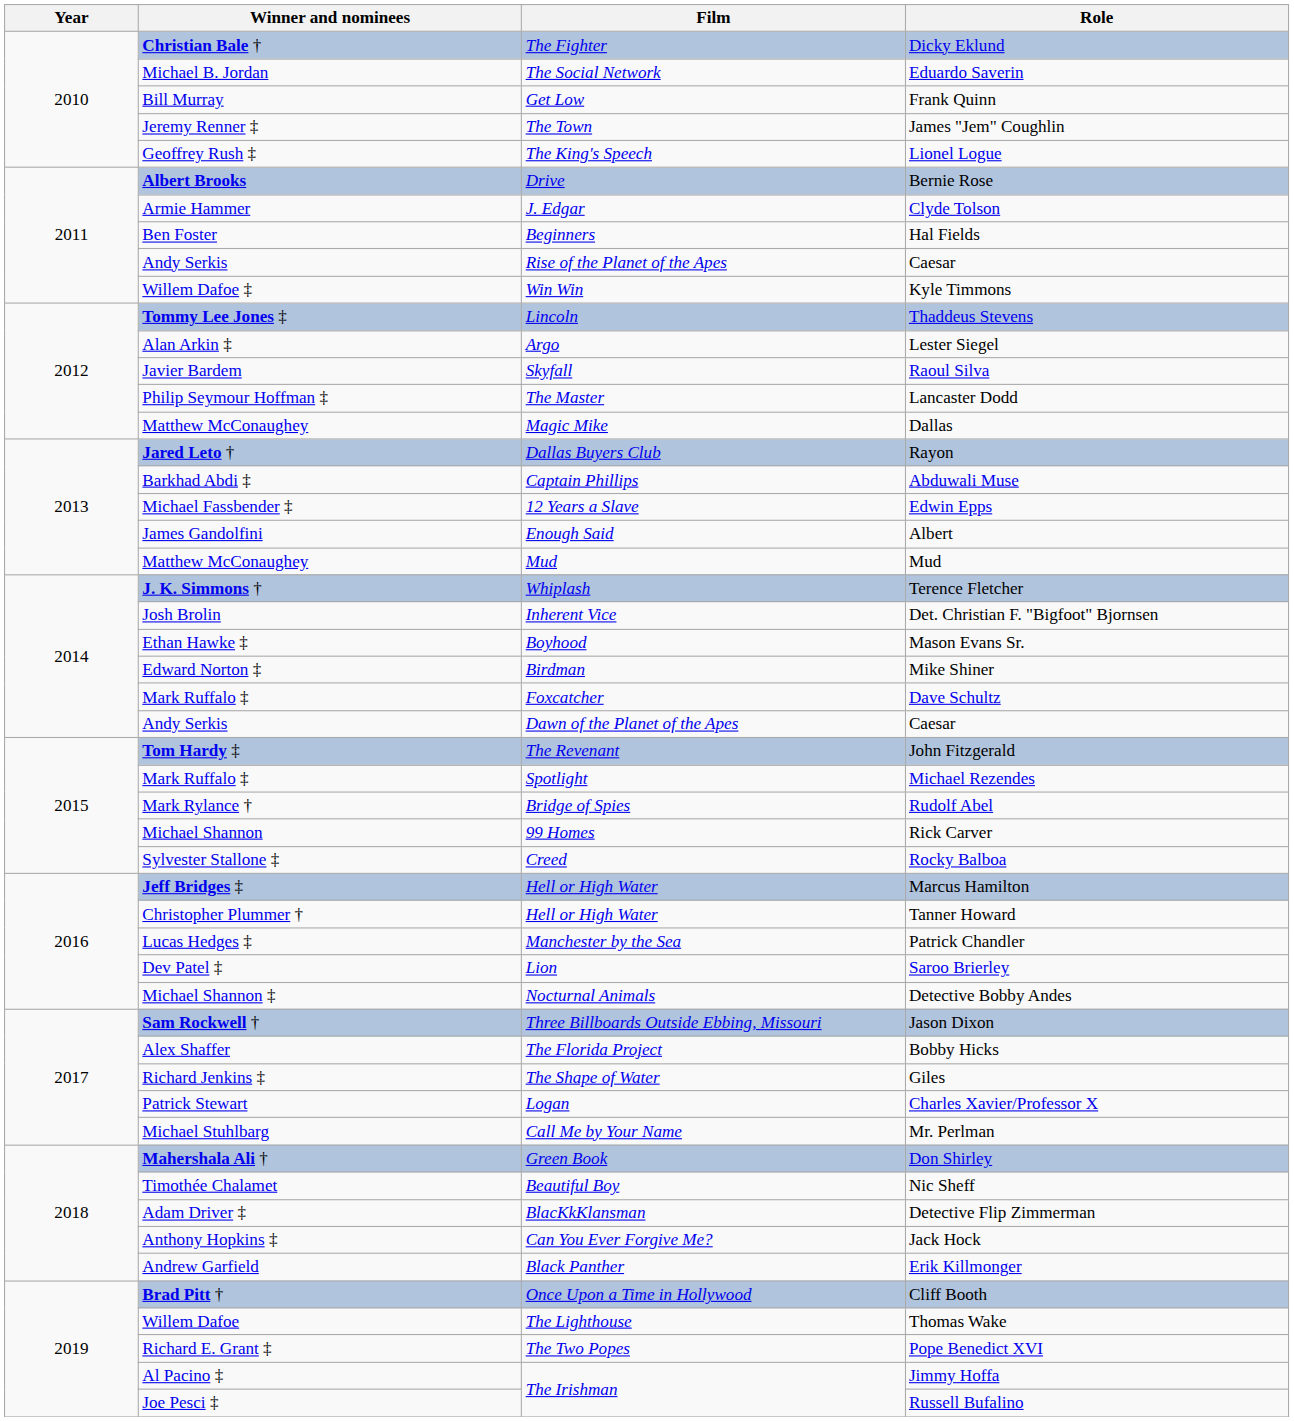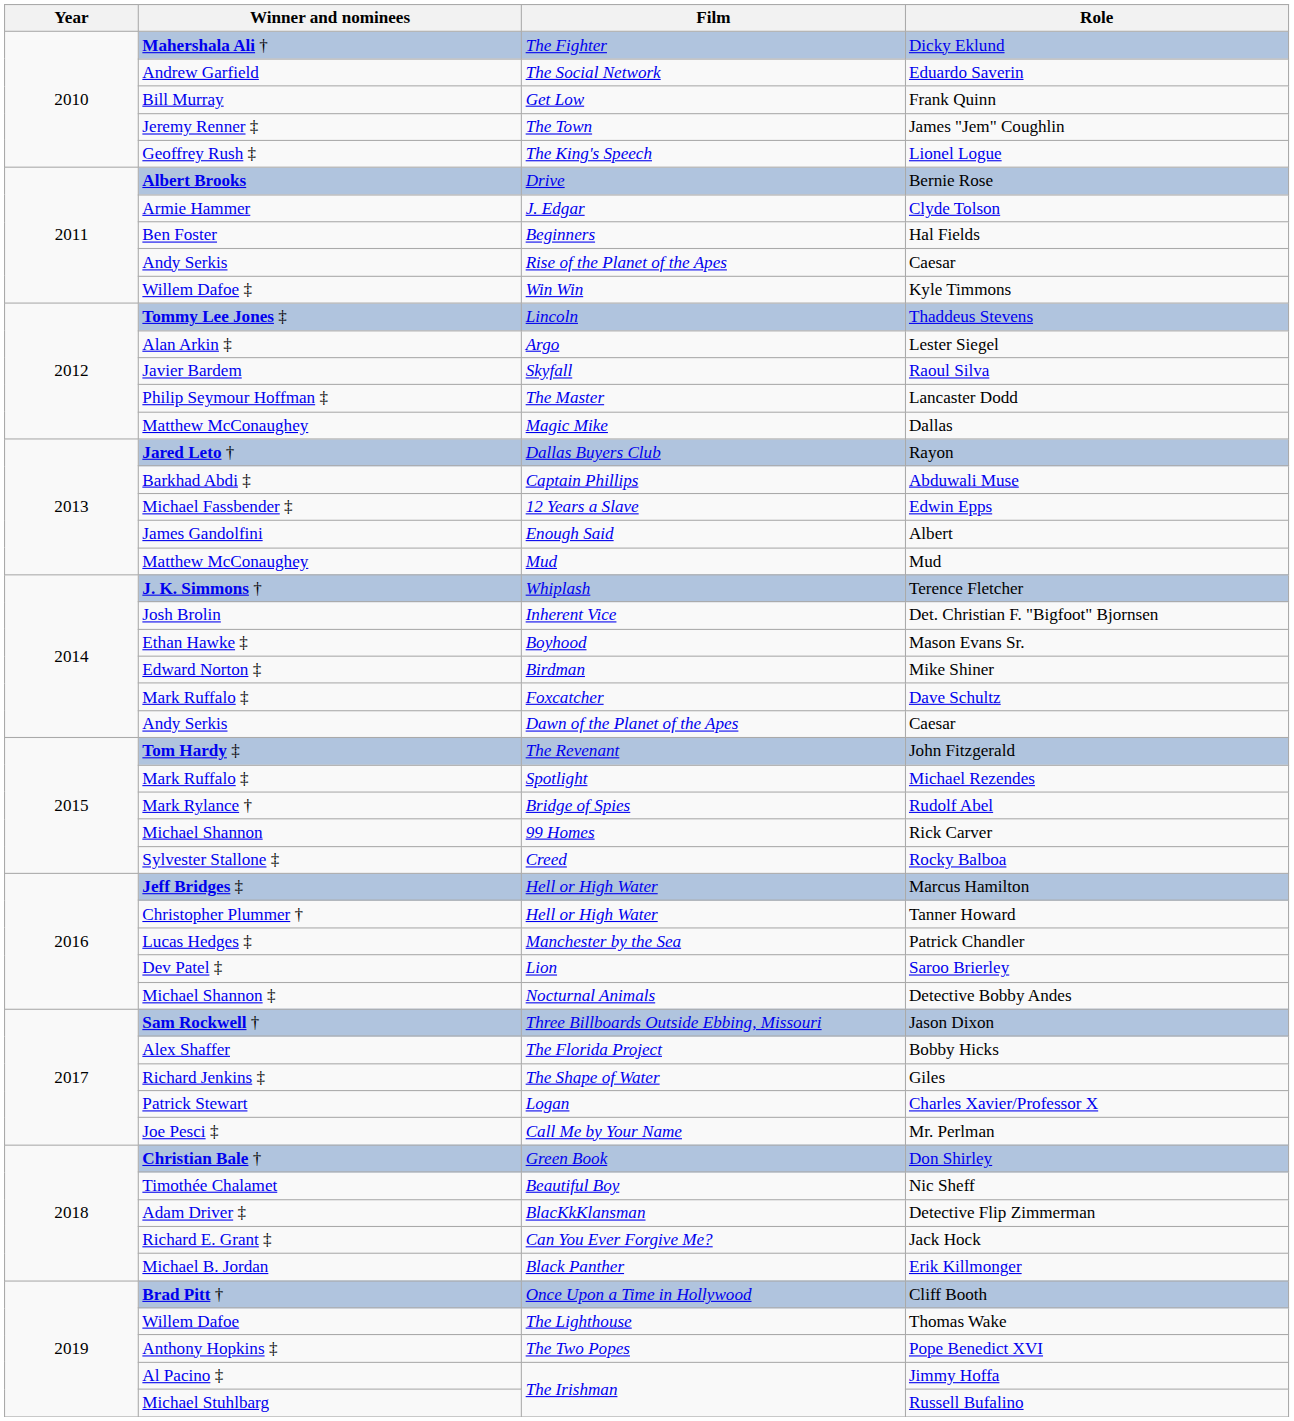(202, 45) Christian Bale † -> (205, 45) Mahershala Ali †
(205, 72) Michael B. Jordan -> (201, 72) Andrew Garfield
(206, 1131) Michael Stuhlbarg -> (180, 1131) Joe Pesci ‡
(205, 1158) Mahershala Ali † -> (202, 1158) Christian Bale †
(210, 1239) Anthony Hopkins ‡ -> (207, 1239) Richard E. Grant ‡
(201, 1267) Andrew Garfield -> (205, 1267) Michael B. Jordan
(207, 1348) Richard E. Grant ‡ -> (210, 1348) Anthony Hopkins ‡
(180, 1402) Joe Pesci ‡ -> (206, 1402) Michael Stuhlbarg
